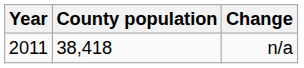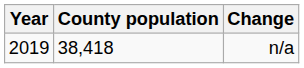(28, 47) 2011 -> (29, 47) 2019
